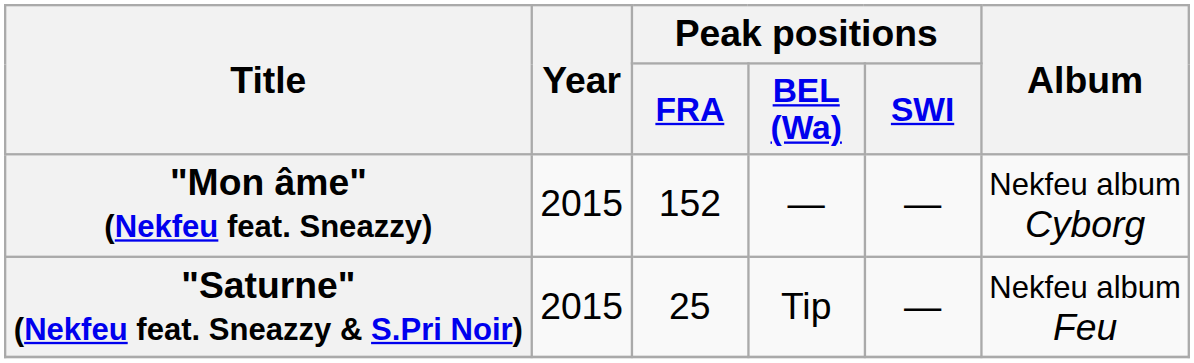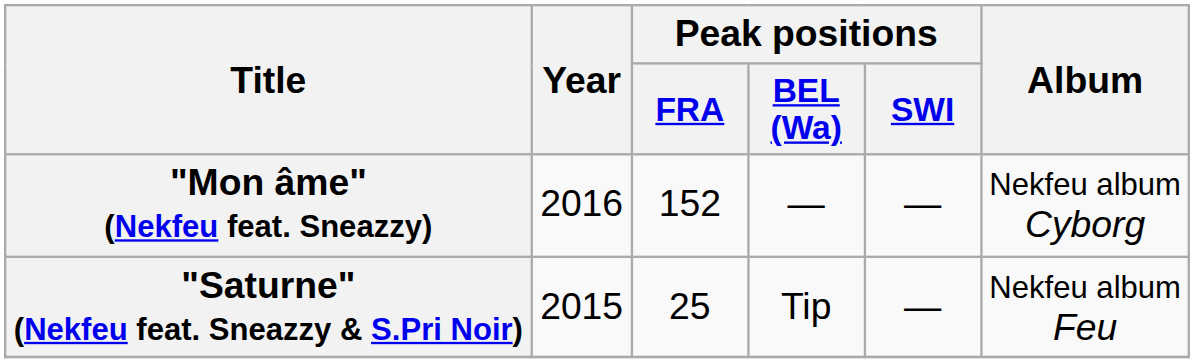(582, 204) 2015 -> (582, 204) 2016
